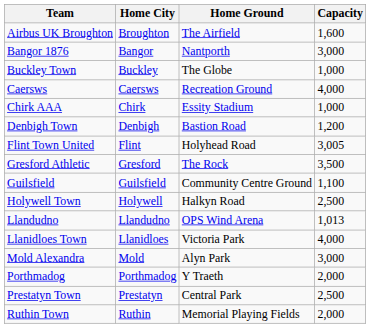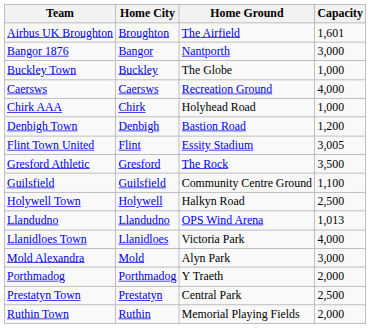(331, 32) 1,600 -> (331, 32) 1,601
(217, 107) Essity Stadium -> (219, 107) Holyhead Road
(219, 145) Holyhead Road -> (217, 145) Essity Stadium
